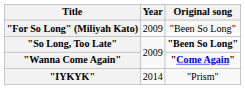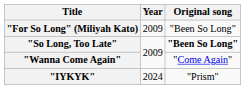(203, 60) bold -> (203, 60) normal
(153, 76) 2014 -> (153, 76) 2024
